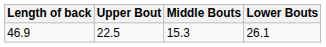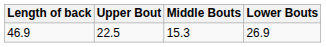(258, 32) 26.1 -> (258, 32) 26.9
